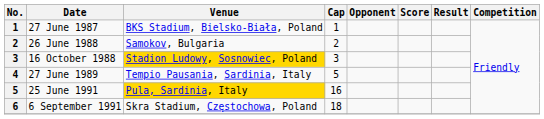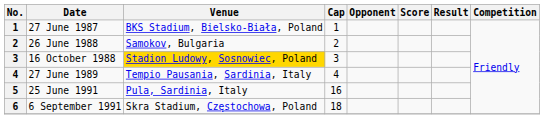(336, 75) 5 -> (336, 75) 4
(187, 91) gold background -> (187, 91) no background
